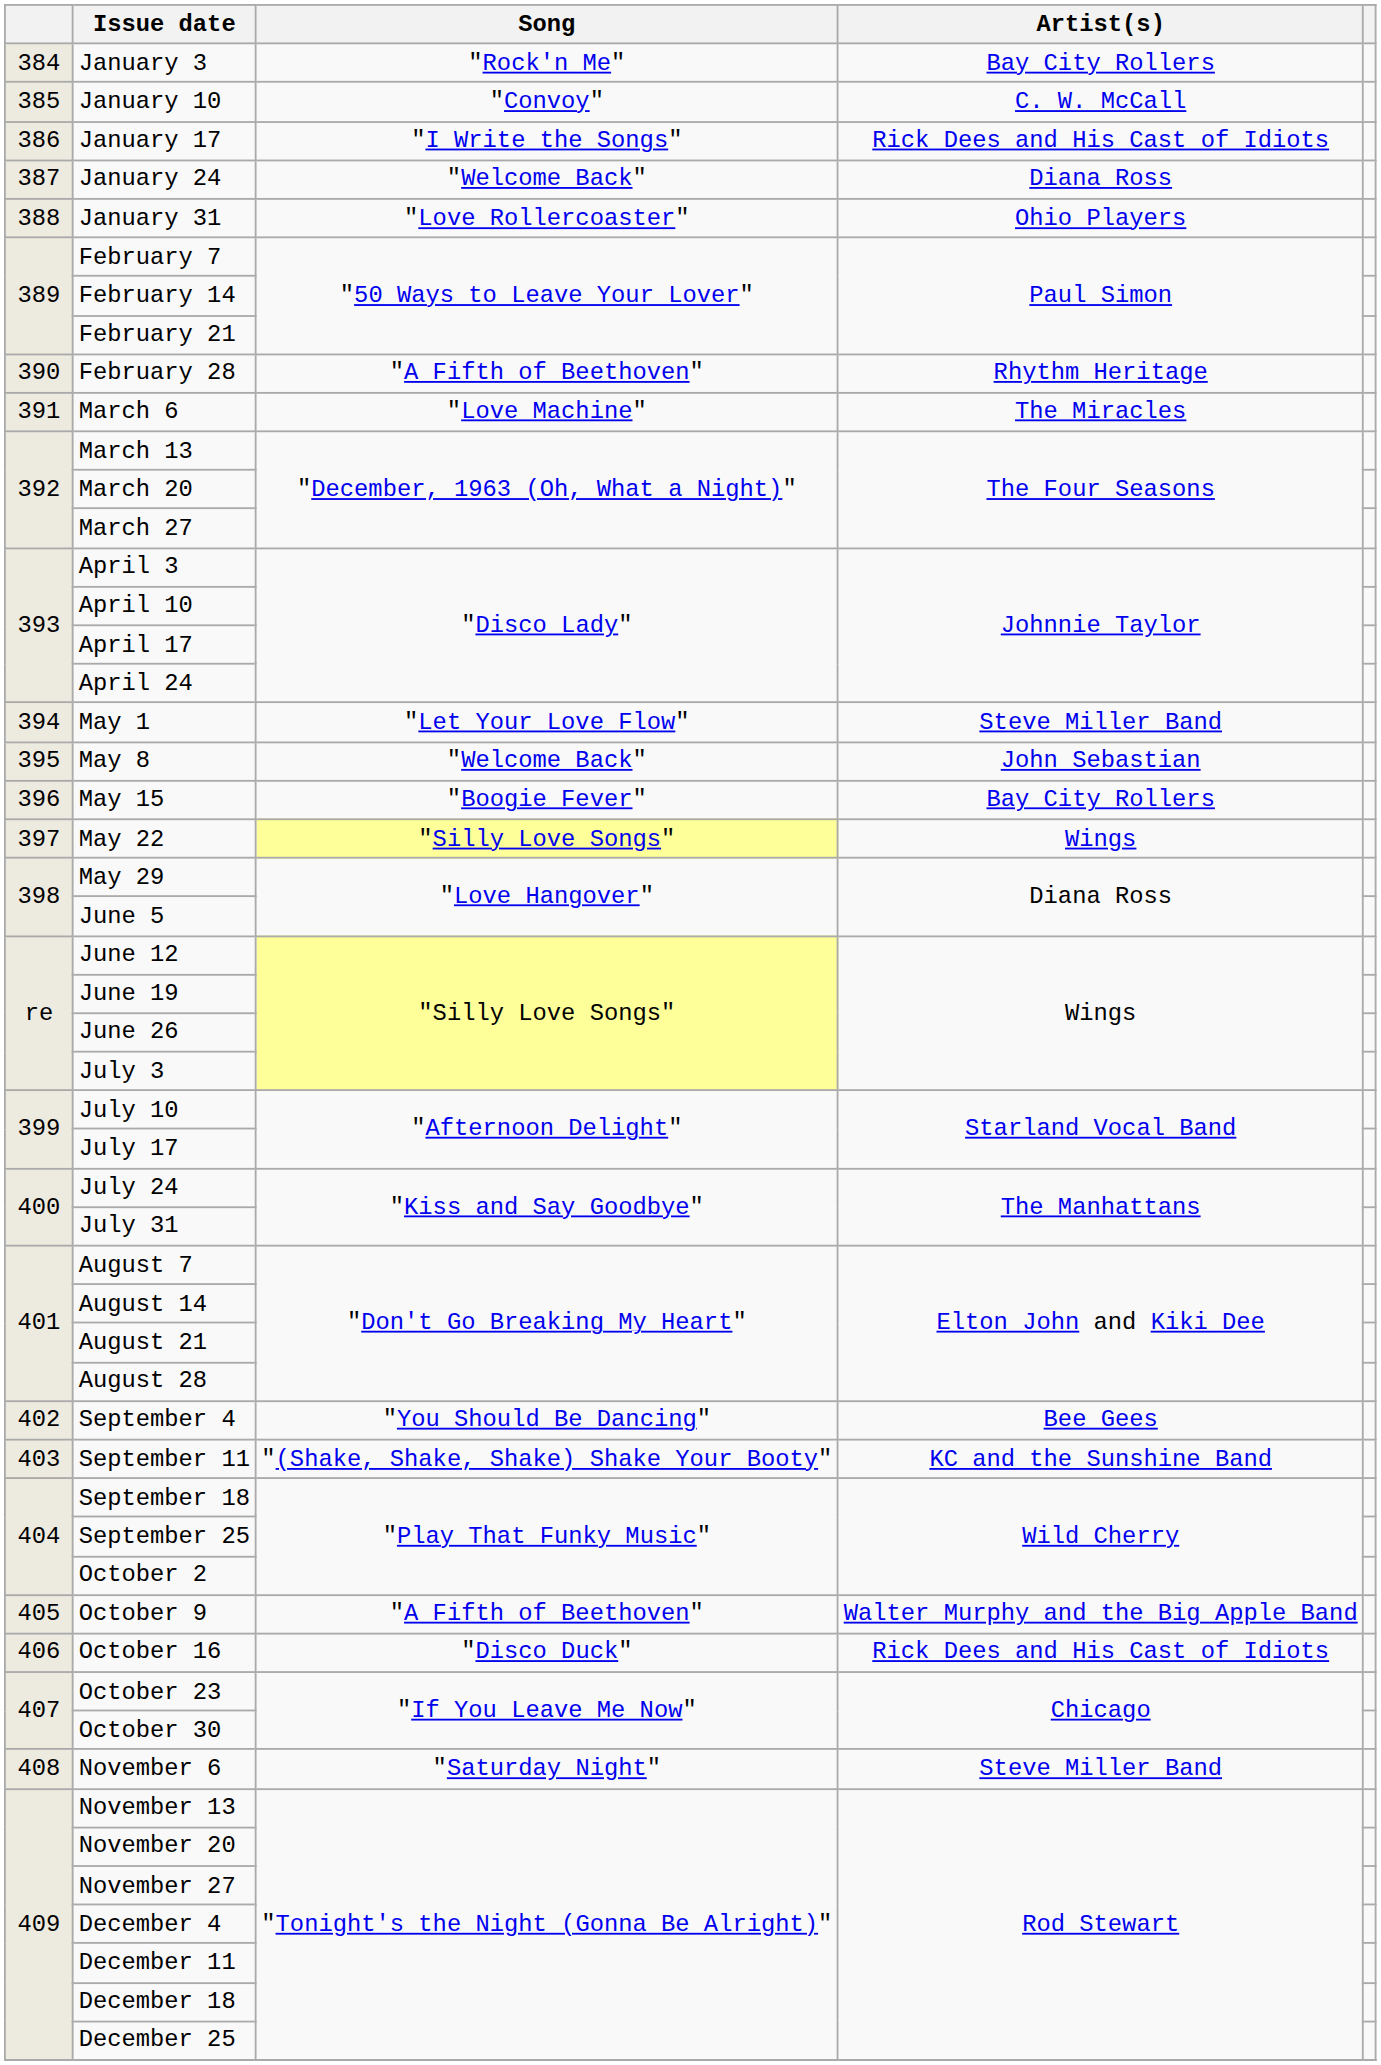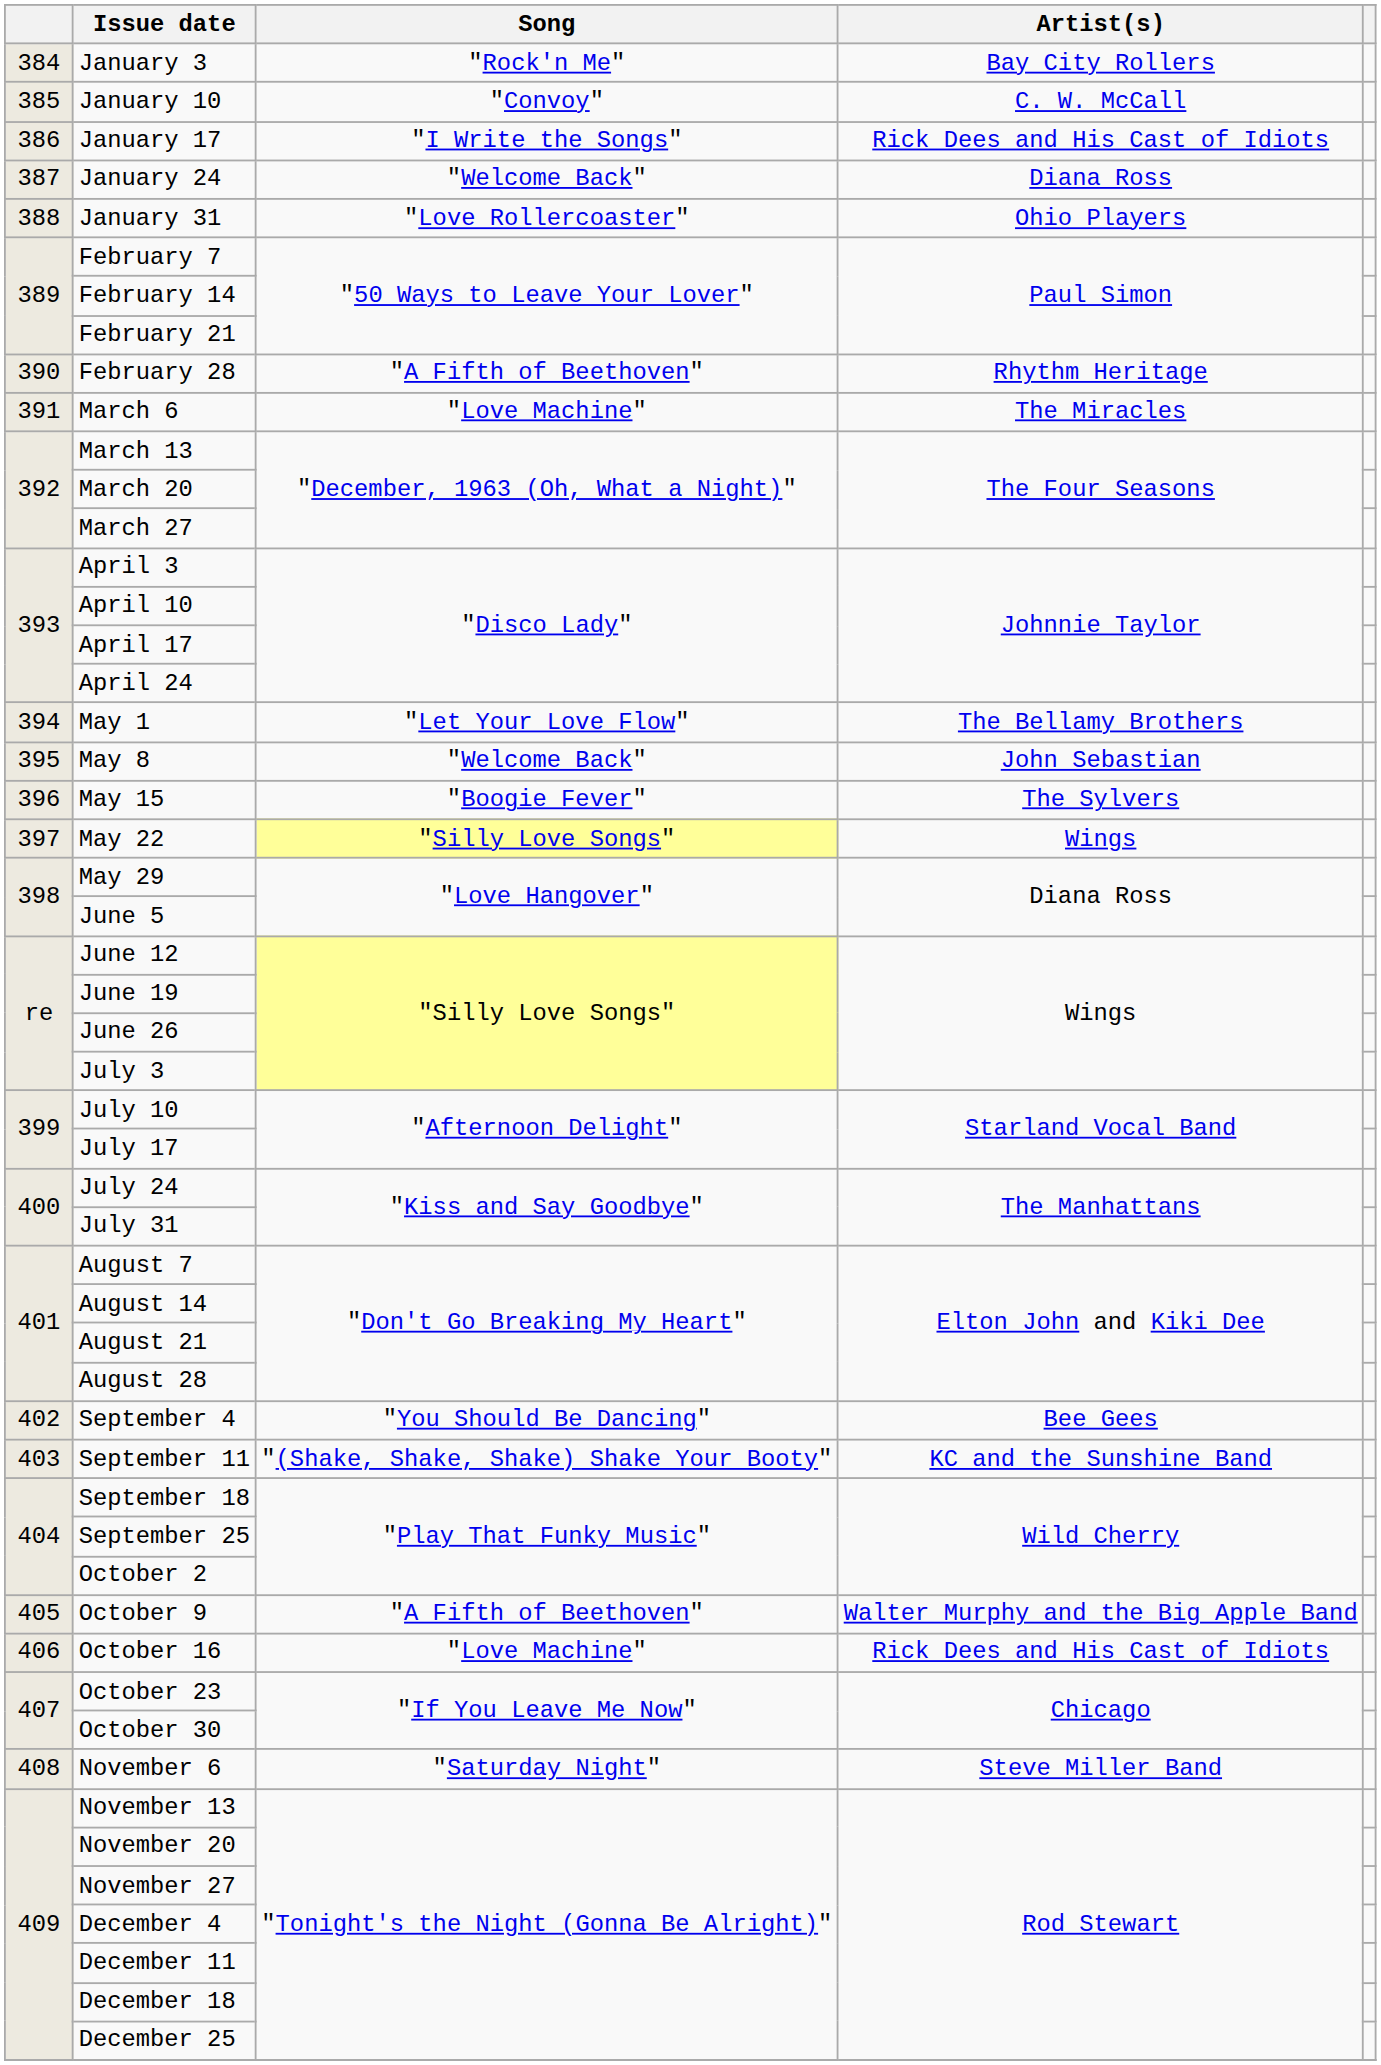(1101, 722) Steve Miller Band -> (1101, 722) The Bellamy Brothers
(1101, 800) Bay City Rollers -> (1101, 800) The Sylvers
(547, 1653) "Disco Duck" -> (547, 1653) "Love Machine"
